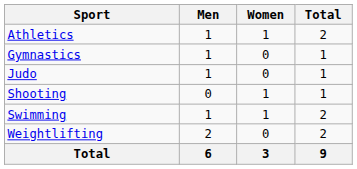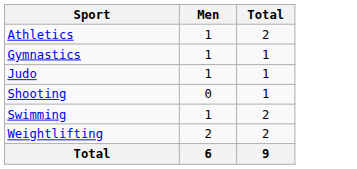- column: (266, 14)
